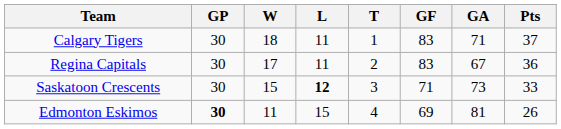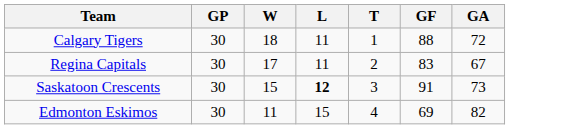- column: (530, 16)
(426, 40) 83 -> (426, 40) 88
(478, 40) 71 -> (478, 40) 72
(426, 87) 71 -> (426, 87) 91
(218, 111) bold -> (218, 111) normal
(478, 111) 81 -> (478, 111) 82
